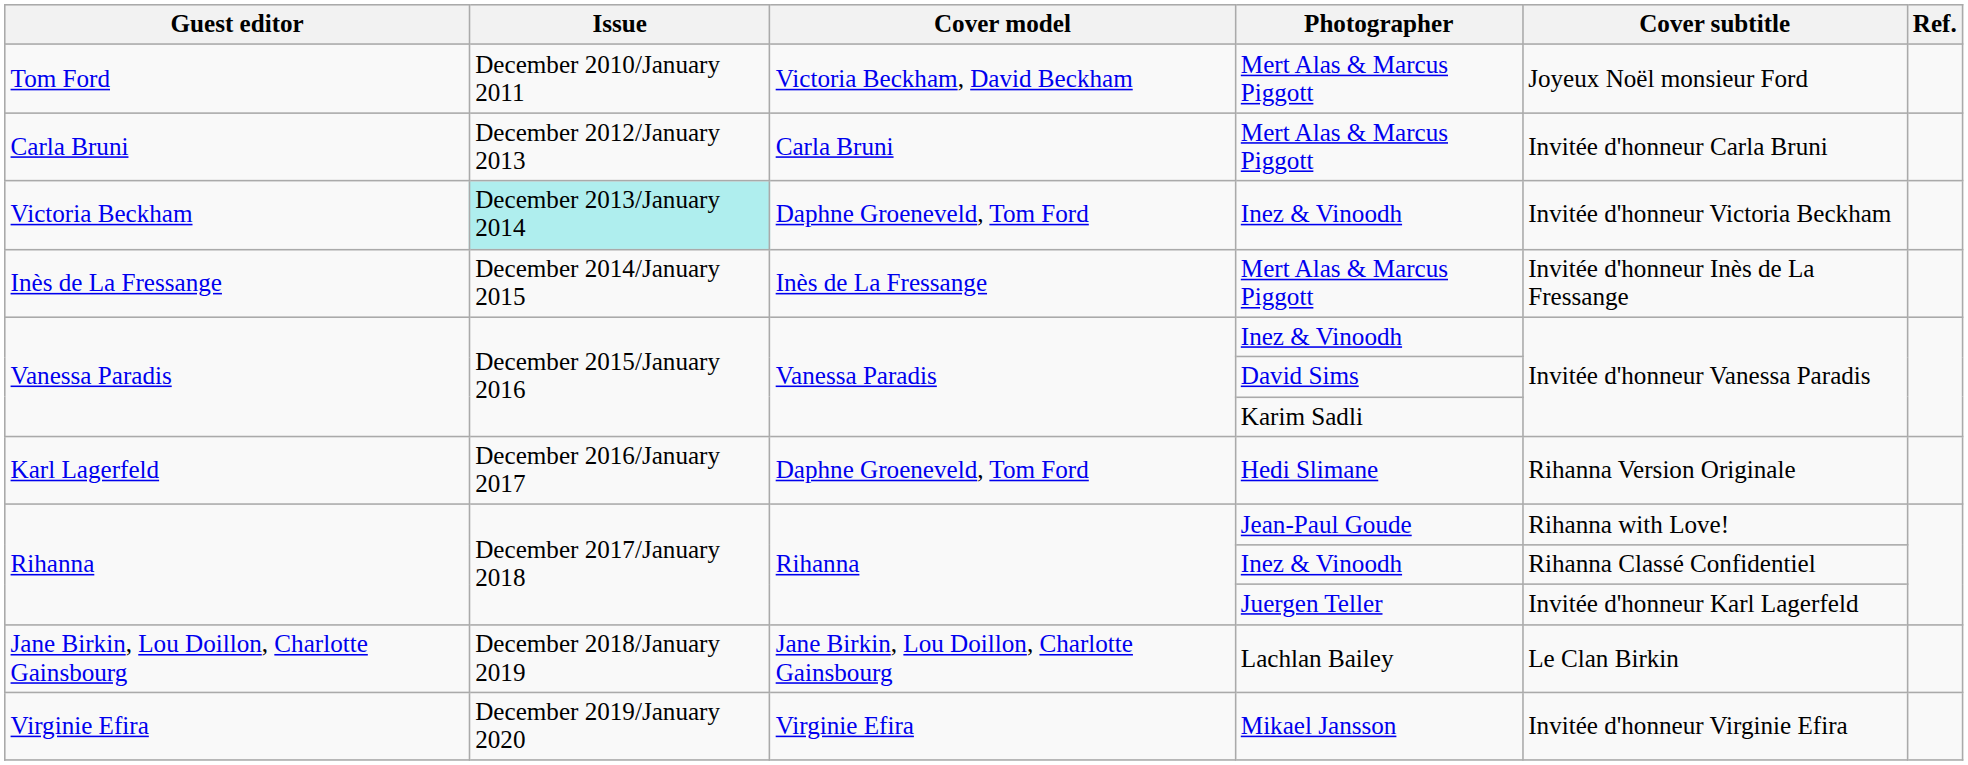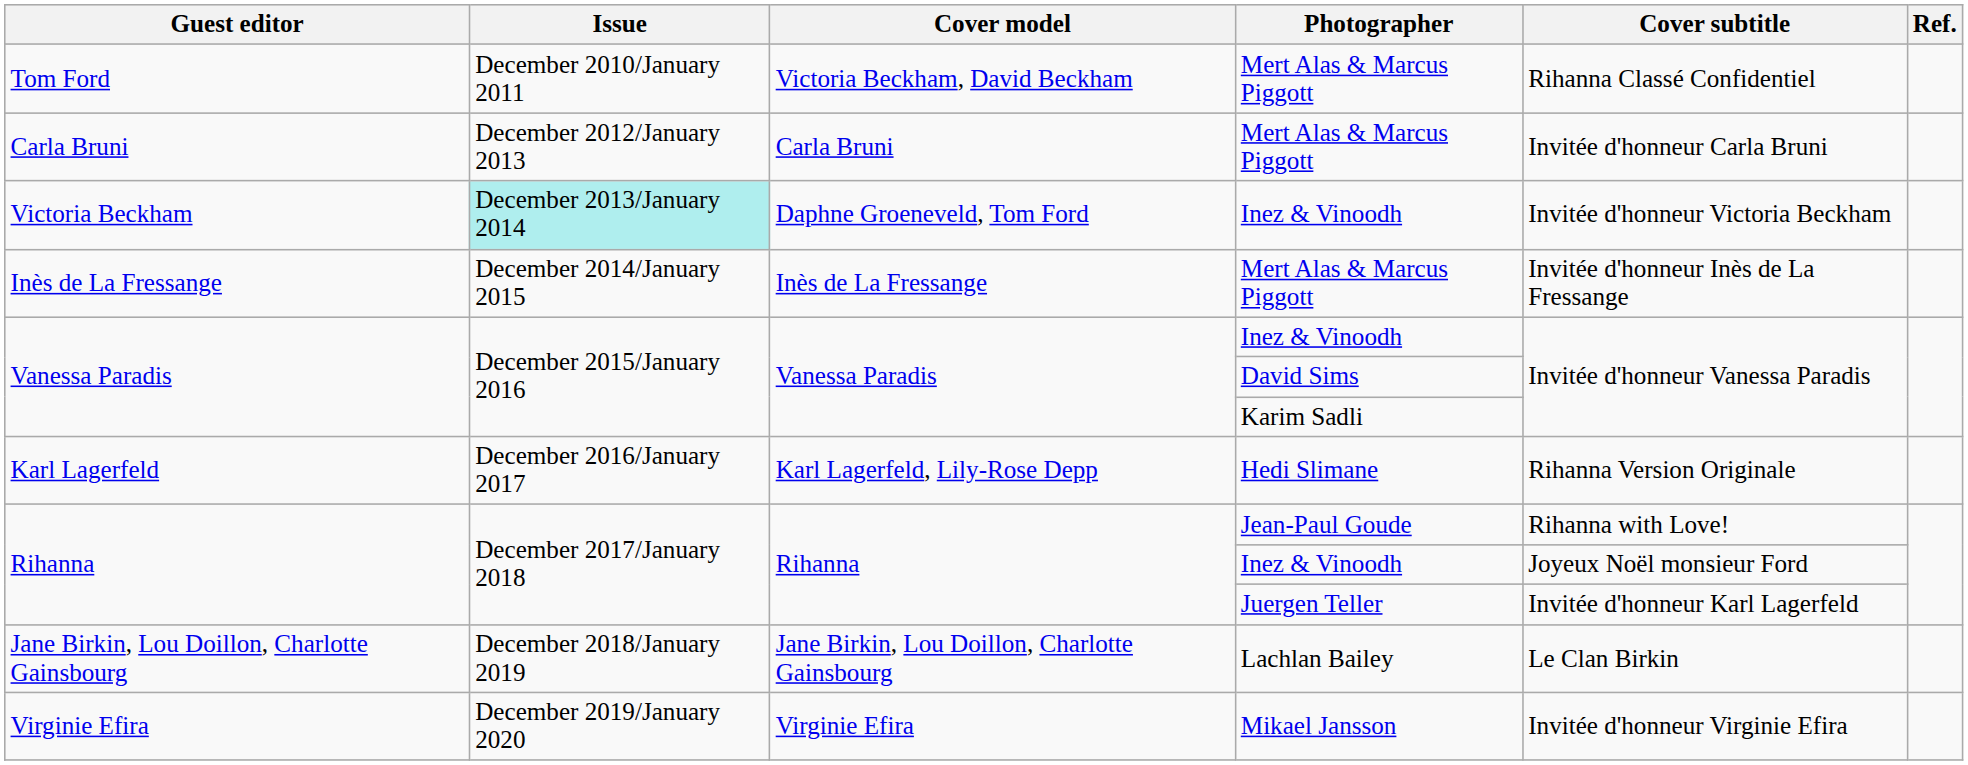(1668, 78) Joyeux Noël monsieur Ford -> (1672, 78) Rihanna Classé Confidentiel
(932, 470) Daphne Groeneveld, Tom Ford -> (937, 470) Karl Lagerfeld, Lily-Rose Depp
(1672, 564) Rihanna Classé Confidentiel -> (1668, 564) Joyeux Noël monsieur Ford
